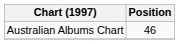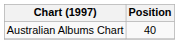(150, 30) 46 -> (150, 30) 40
